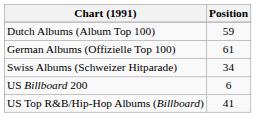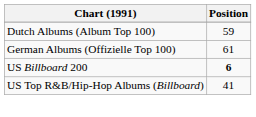- row: (92, 67)
(229, 85) normal -> (229, 67) bold
